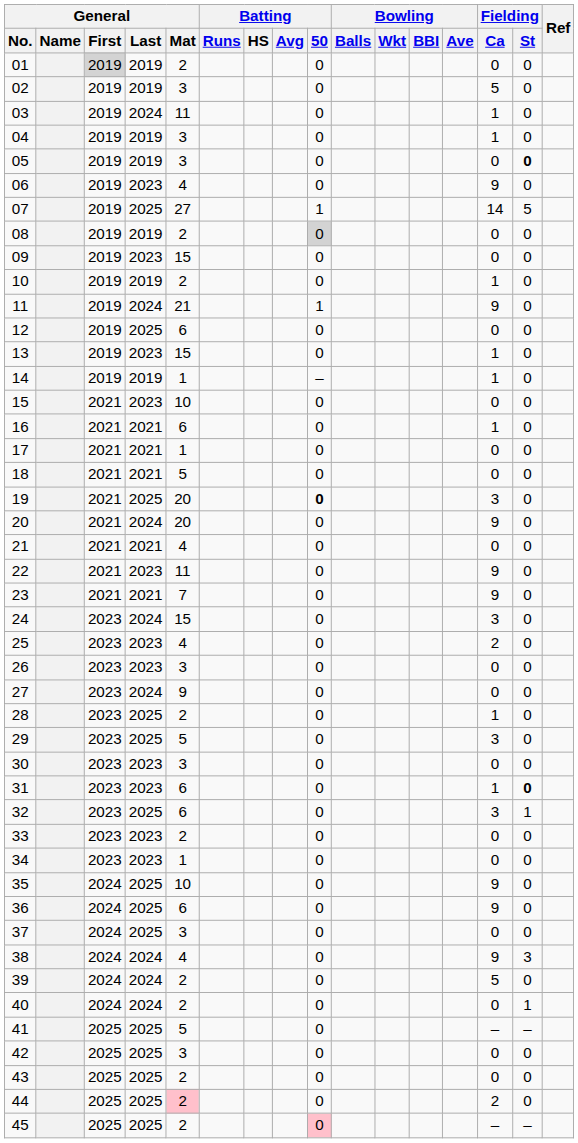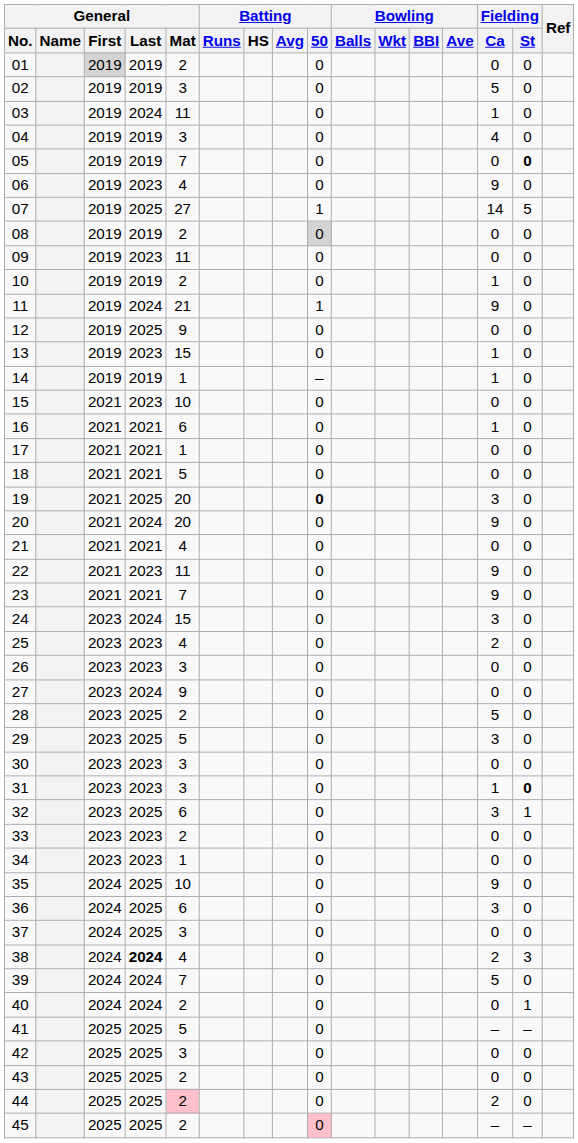(495, 137) 1 -> (495, 137) 4
(183, 161) 3 -> (183, 161) 7
(183, 257) 15 -> (183, 257) 11
(183, 329) 6 -> (183, 329) 9
(495, 715) 1 -> (495, 715) 5
(183, 787) 6 -> (183, 787) 3
(495, 908) 9 -> (495, 908) 3
(146, 956) normal -> (146, 956) bold
(495, 956) 9 -> (495, 956) 2
(183, 980) 2 -> (183, 980) 7
